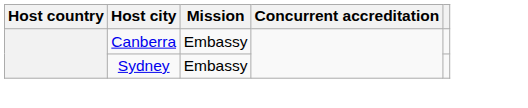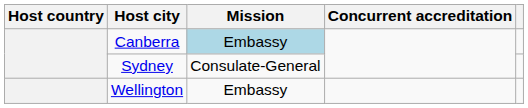(216, 41) no background -> (255, 41) lightblue background
(216, 66) Embassy -> (255, 66) Consulate-General
+ row: (147, 90)
